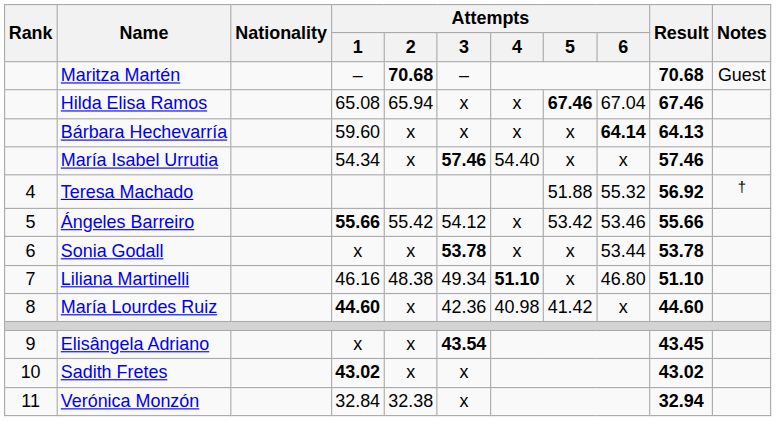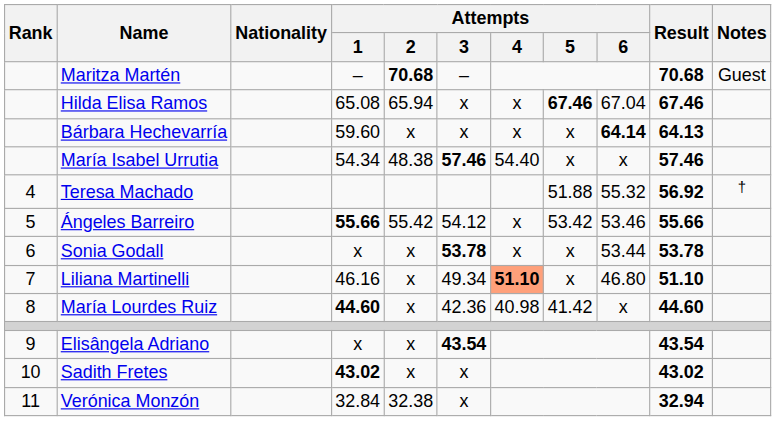(411, 160) x -> (411, 160) 48.38
(411, 279) 48.38 -> (411, 279) x
(517, 279) no background -> (517, 279) lightsalmon background
(681, 344) 43.45 -> (681, 344) 43.54
